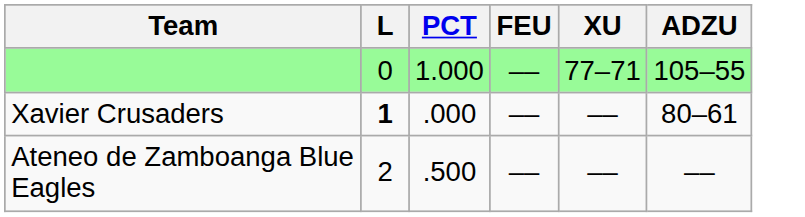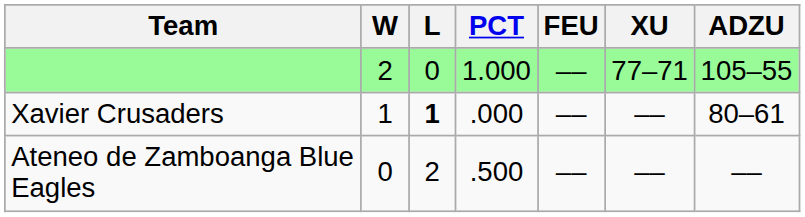+ column: (385, 26)
